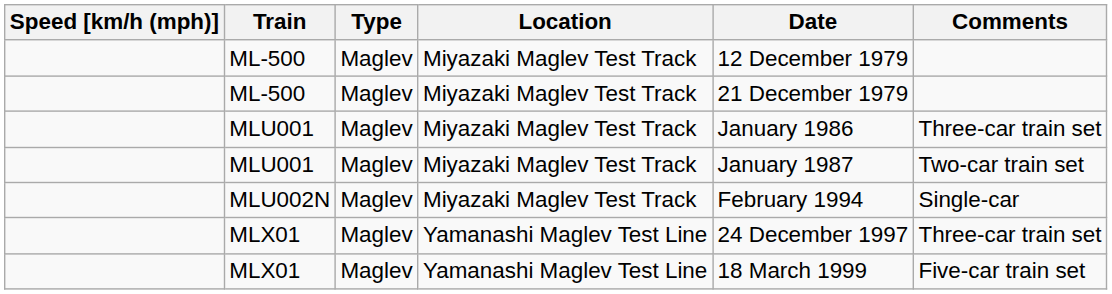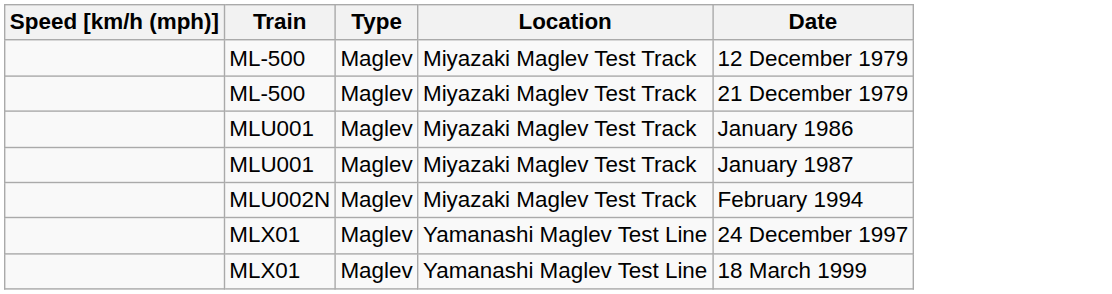- column: (1010, 22)
